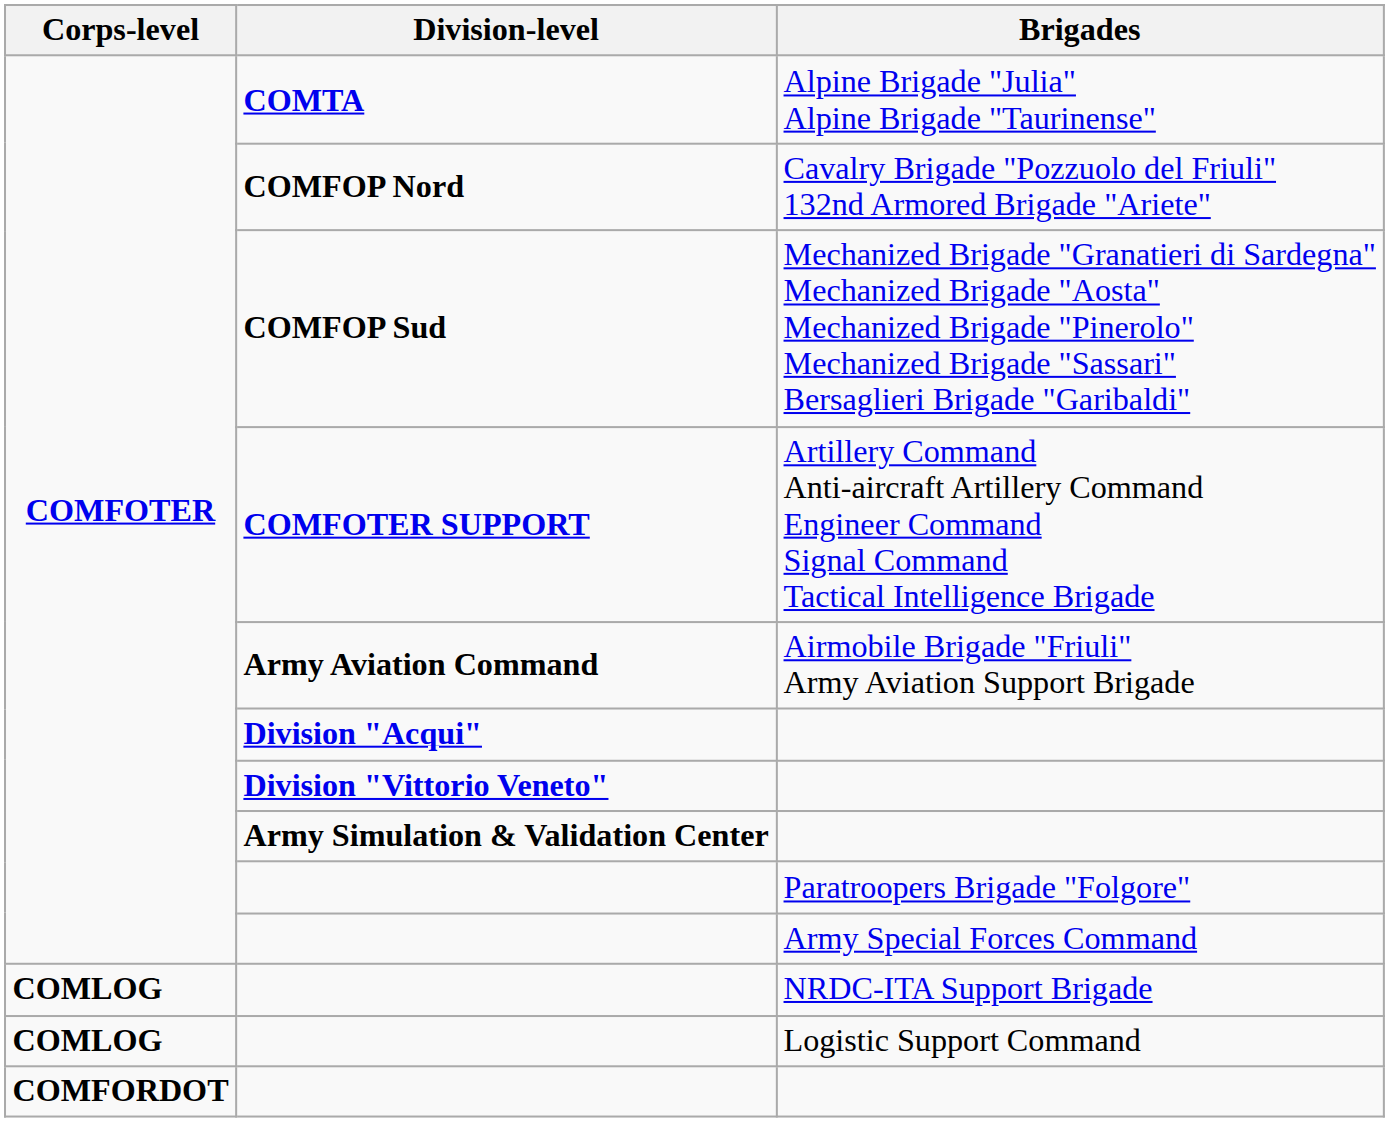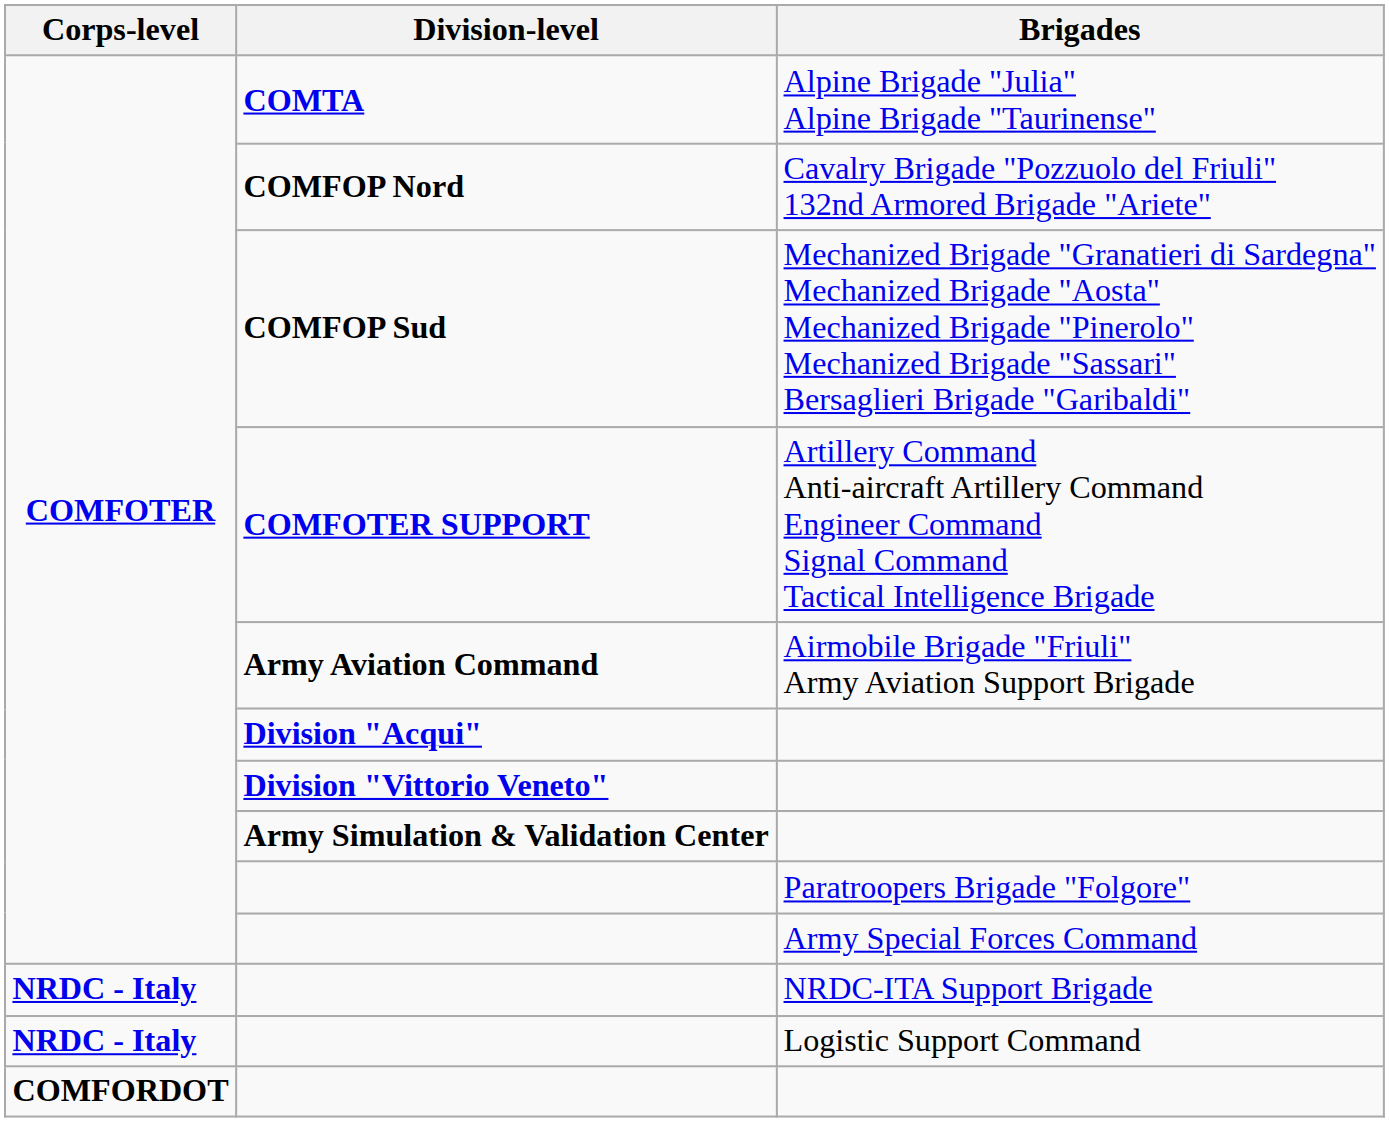(87, 989) COMLOG -> (104, 989) NRDC - Italy
(87, 1040) COMLOG -> (104, 1040) NRDC - Italy
